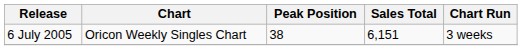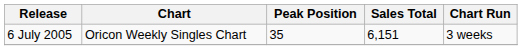(276, 34) 38 -> (276, 34) 35
